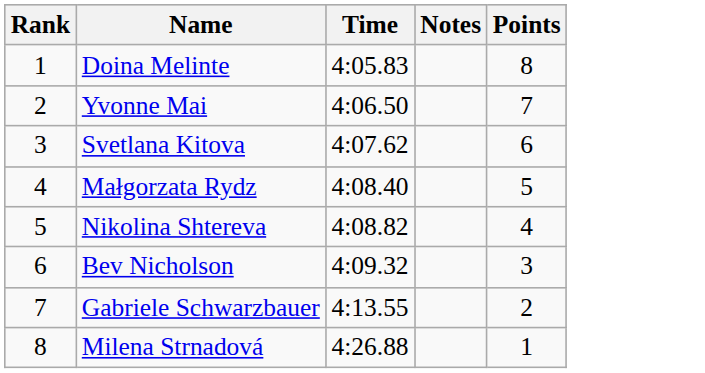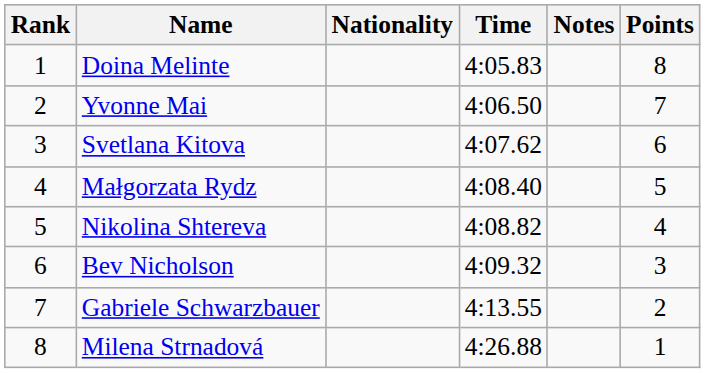+ column: (392, 24)
